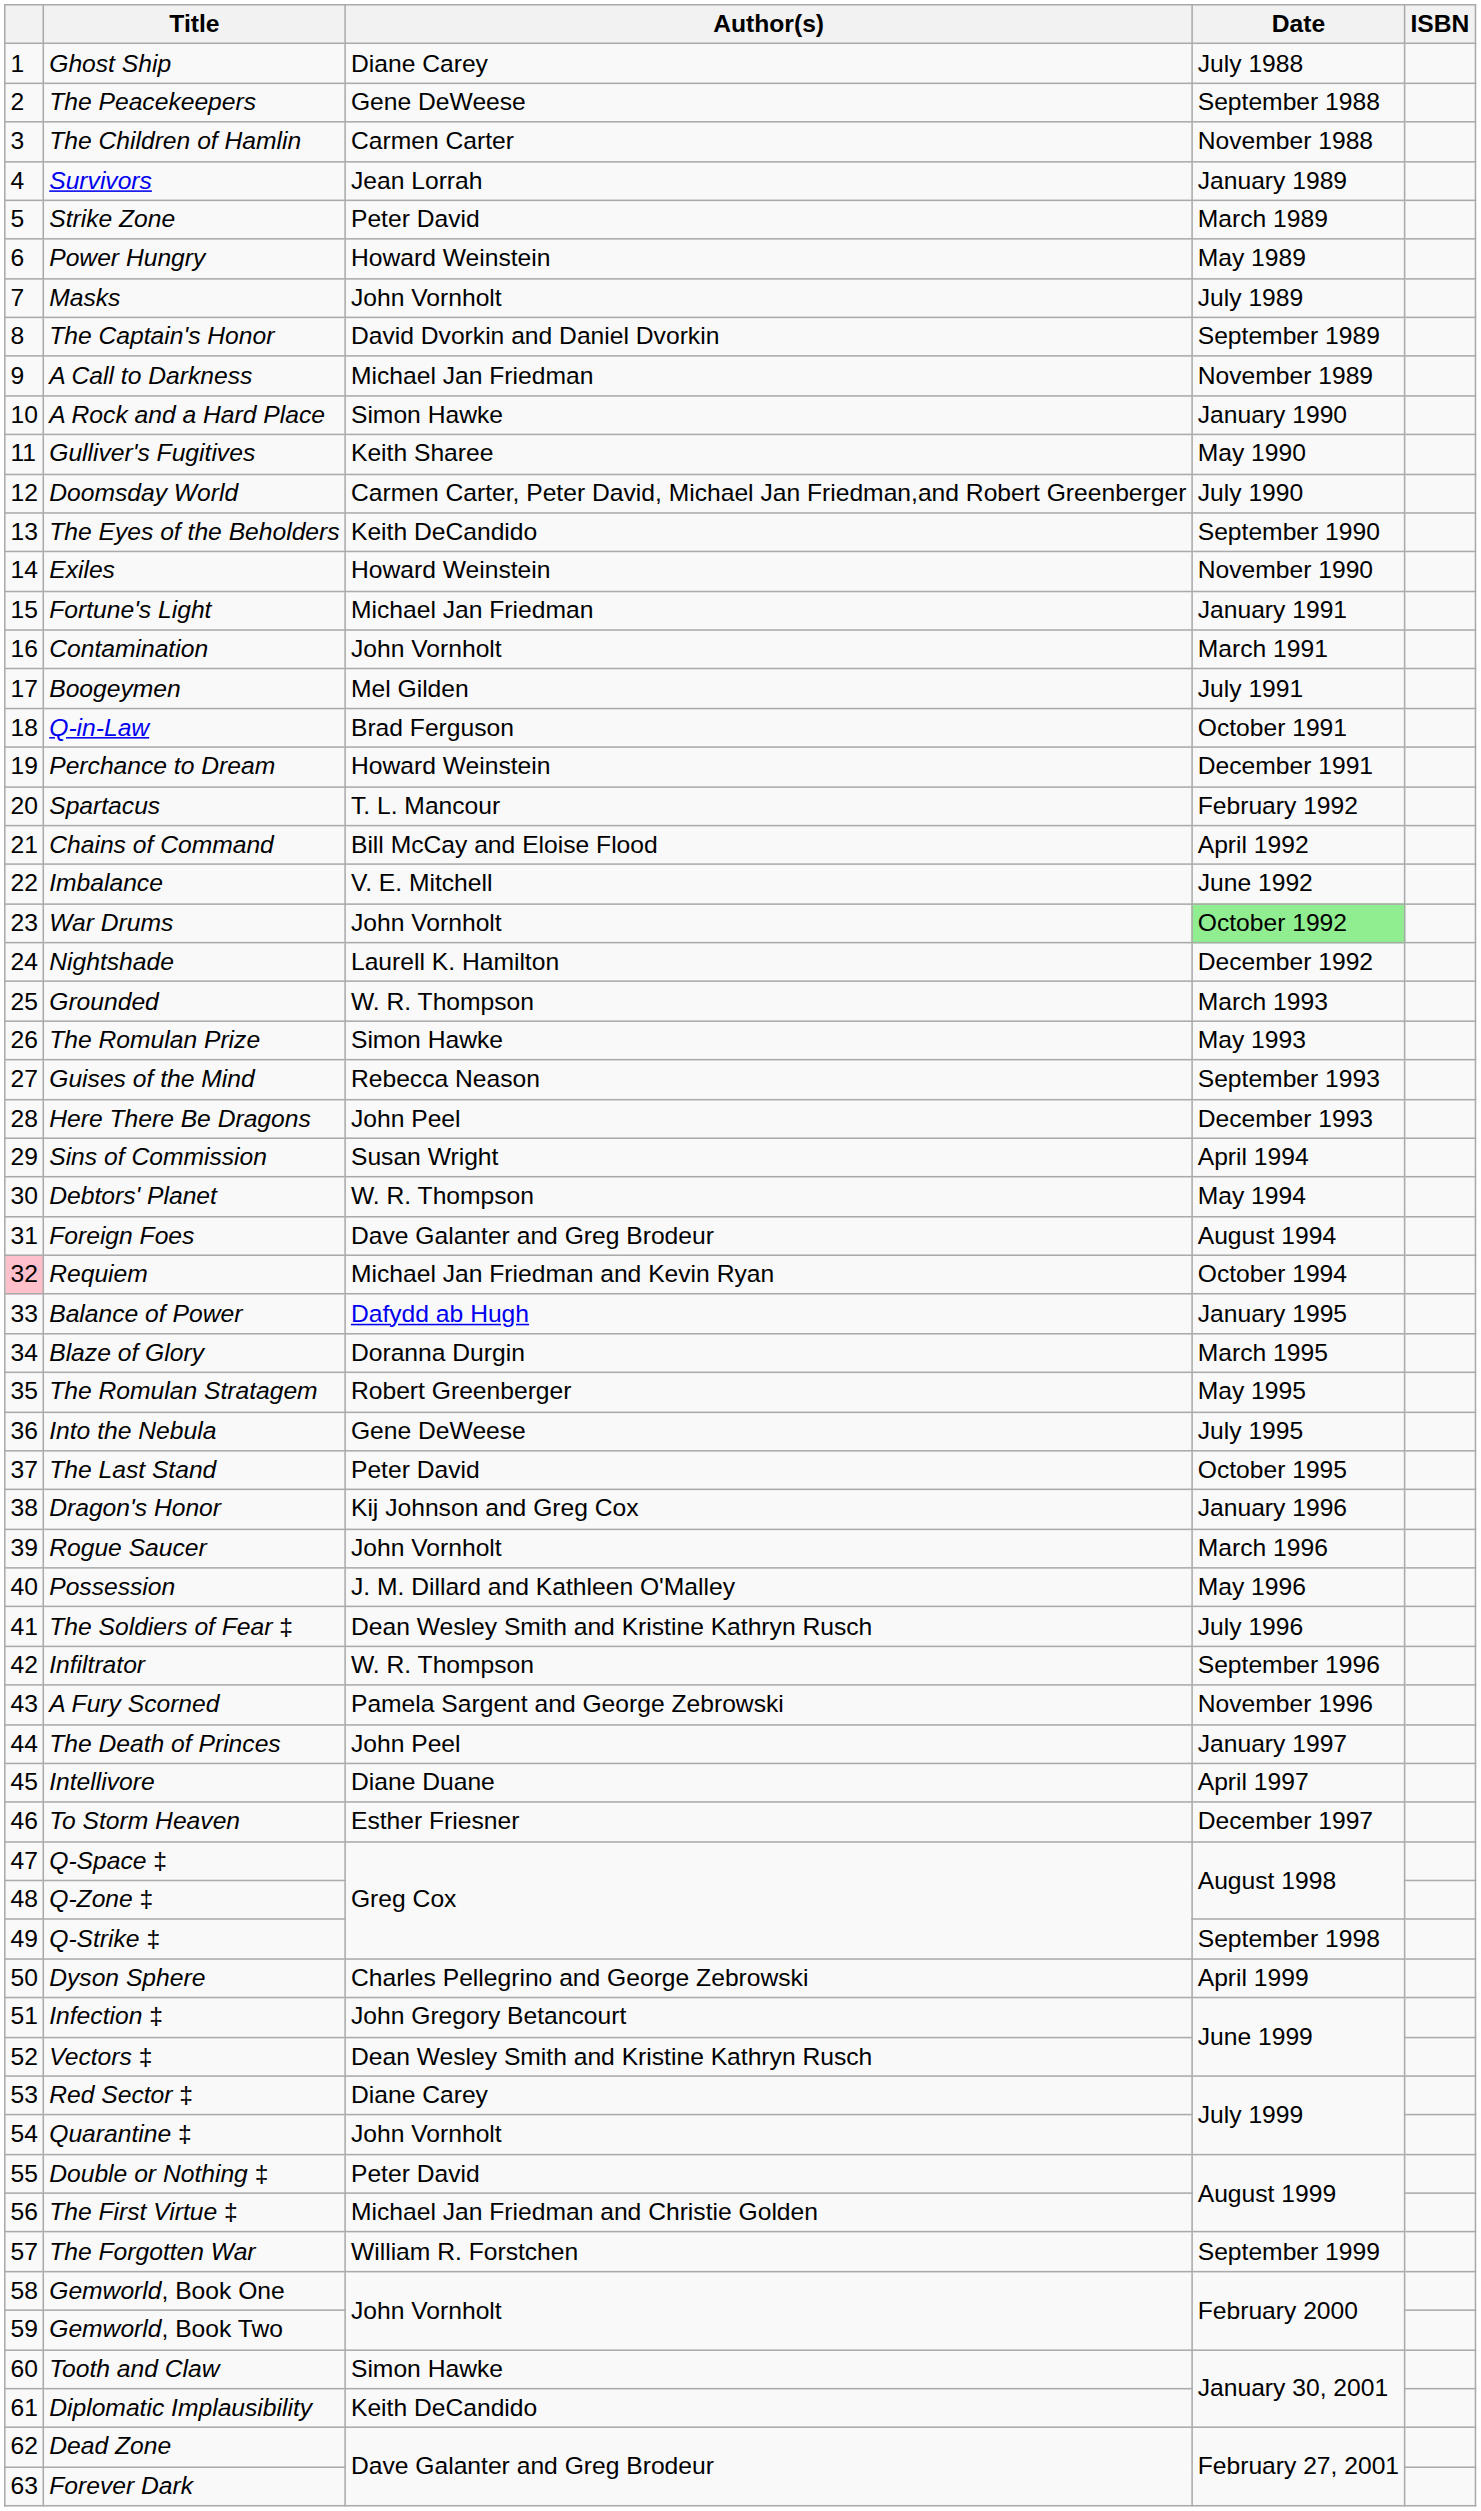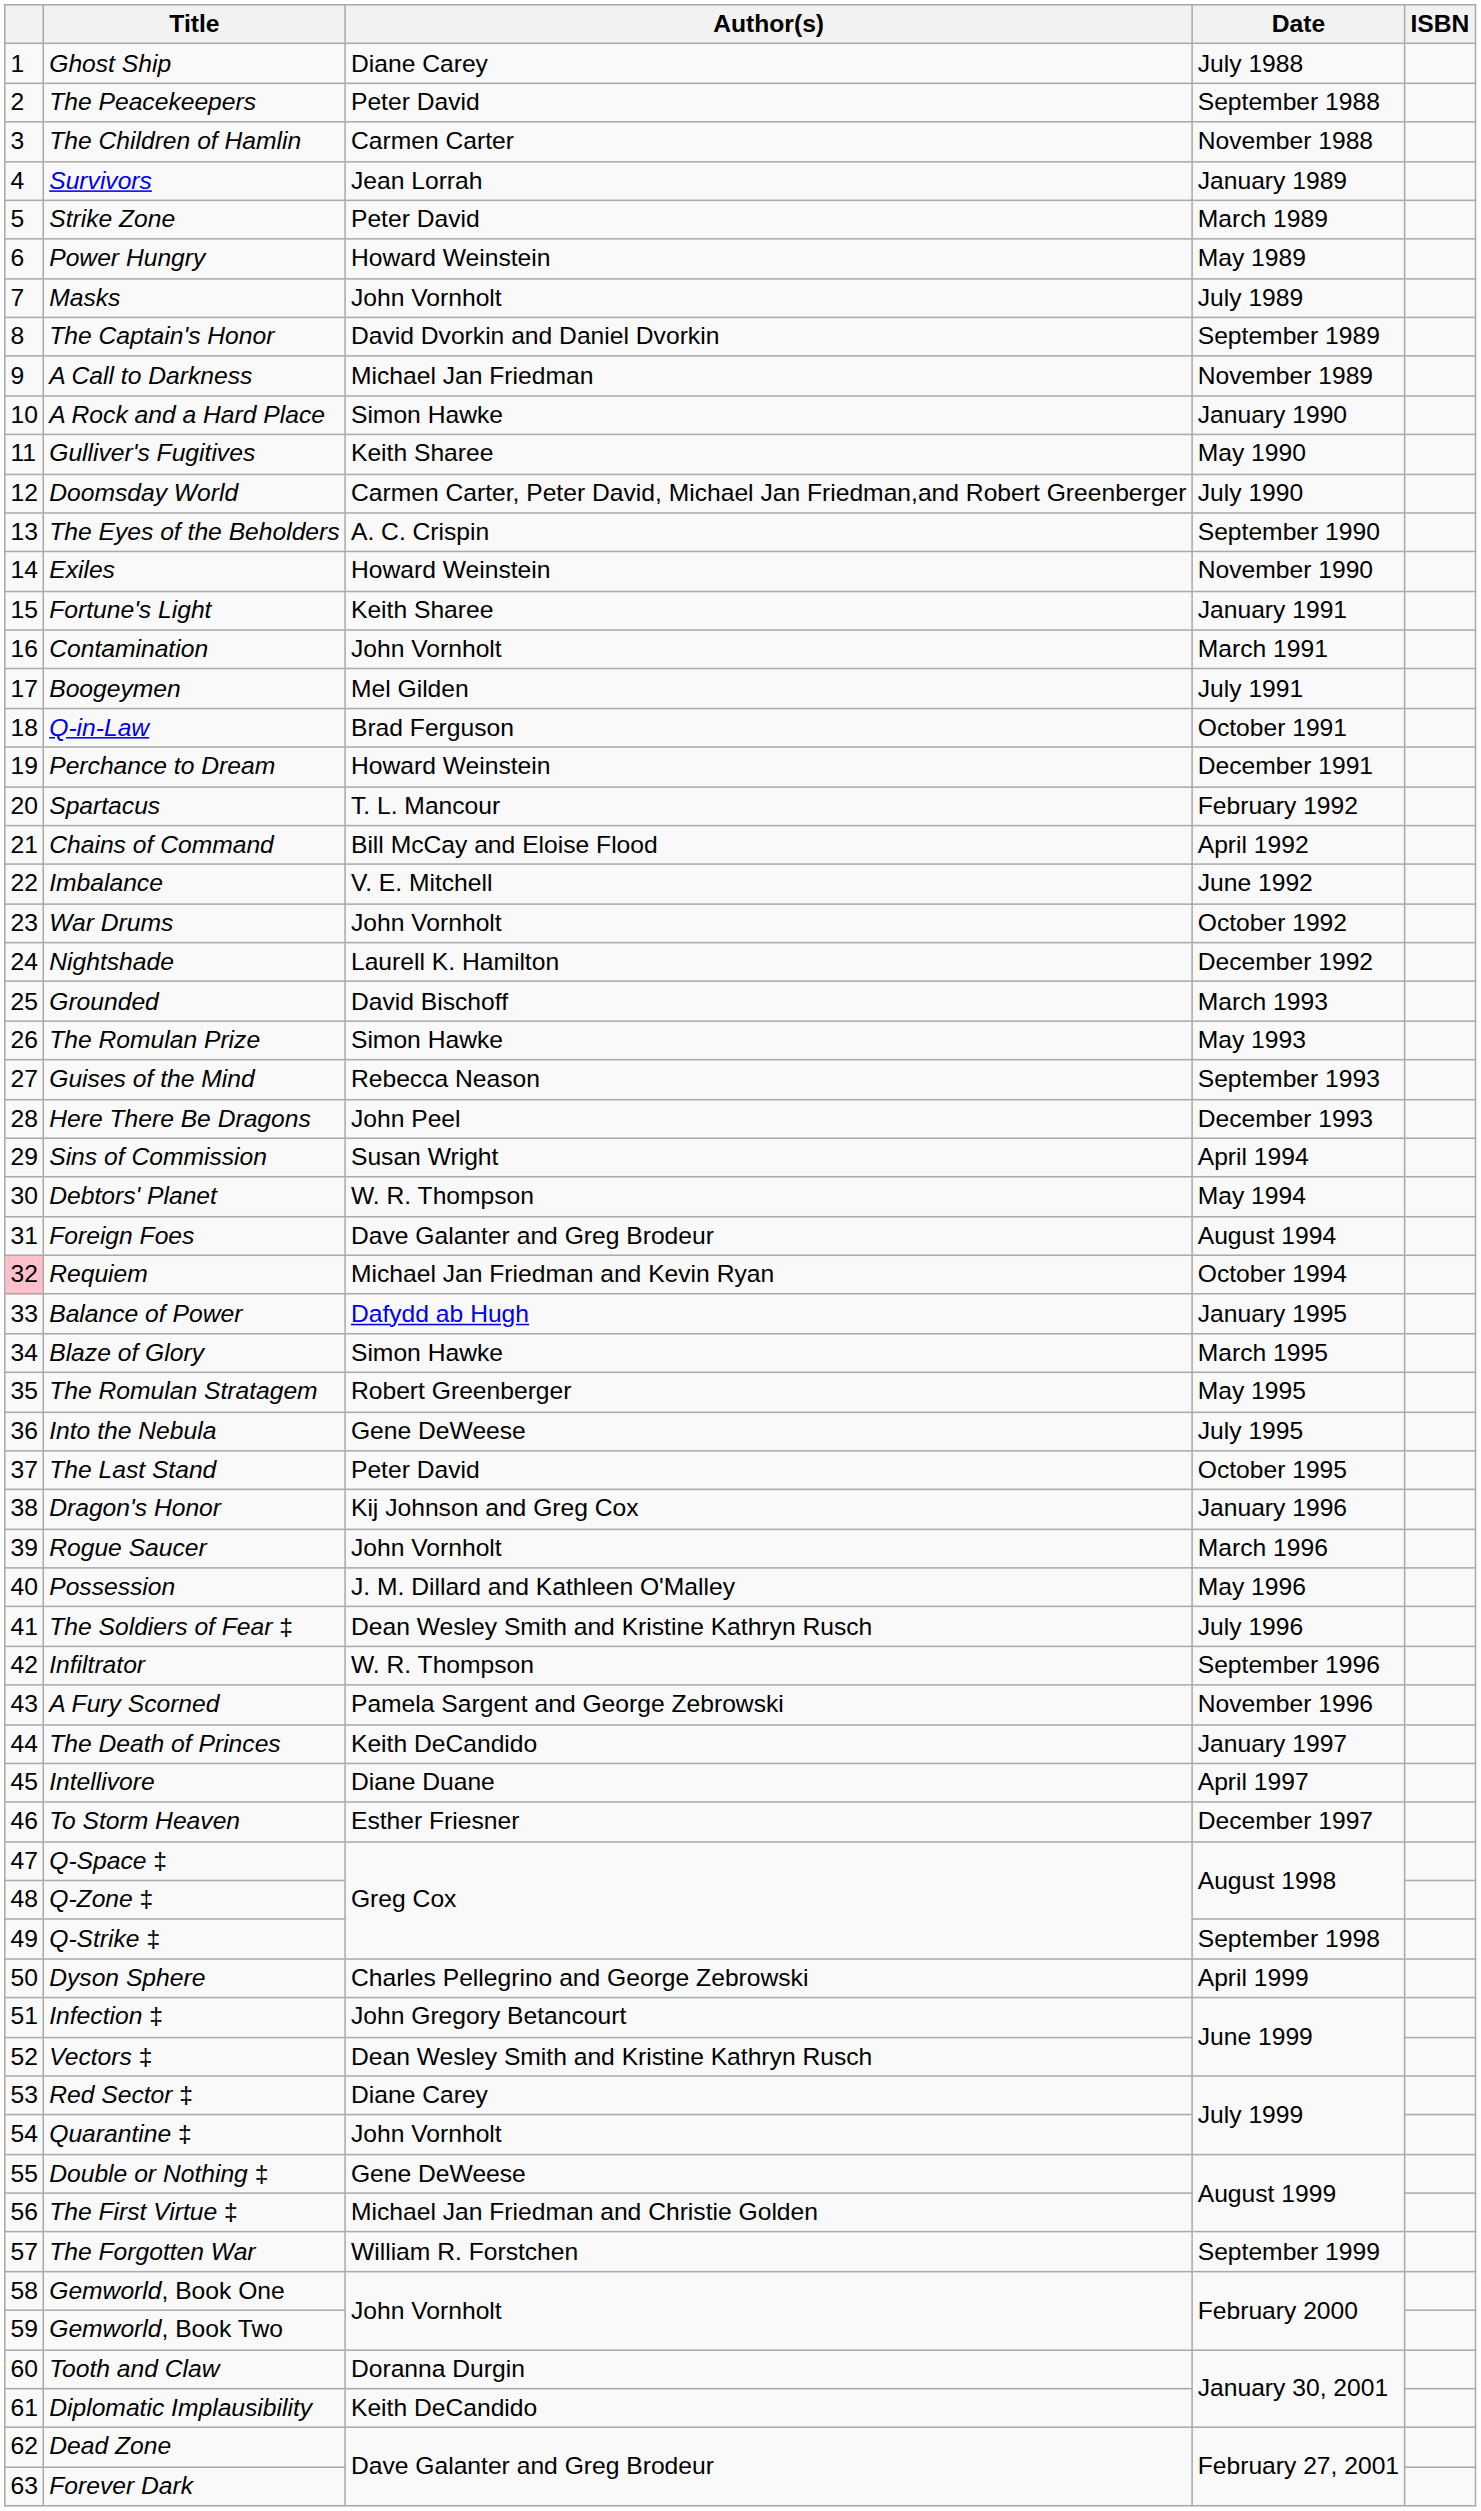(438, 102) Gene DeWeese -> (415, 102) Peter David
(444, 532) Keith DeCandido -> (420, 532) A. C. Crispin
(472, 610) Michael Jan Friedman -> (422, 610) Keith Sharee
(1272, 922) lightgreen background -> (1272, 922) no background
(442, 1000) W. R. Thompson -> (429, 1000) David Bischoff
(438, 1352) Doranna Durgin -> (427, 1352) Simon Hawke
(406, 1743) John Peel -> (444, 1743) Keith DeCandido
(415, 2173) Peter David -> (438, 2173) Gene DeWeese
(427, 2368) Simon Hawke -> (438, 2368) Doranna Durgin
